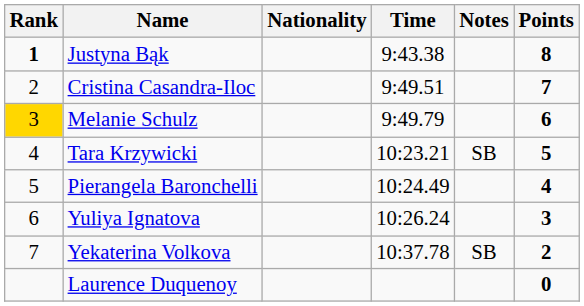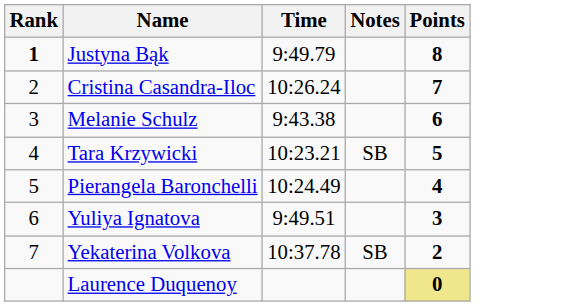- column: (317, 20)
(413, 53) 9:43.38 -> (304, 53) 9:49.79
(413, 86) 9:49.51 -> (304, 86) 10:26.24
(34, 119) gold background -> (34, 119) no background
(413, 119) 9:49.79 -> (304, 119) 9:43.38
(413, 218) 10:26.24 -> (304, 218) 9:49.51
(546, 284) no background -> (437, 284) khaki background
